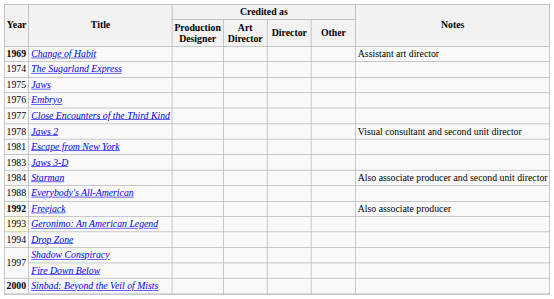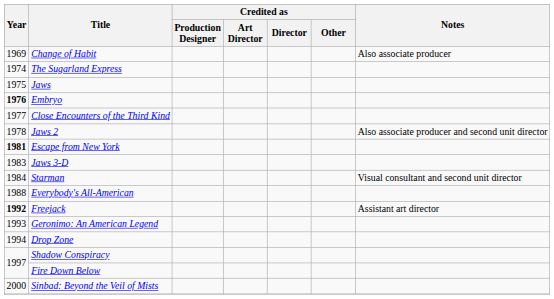(16, 54) bold -> (16, 54) normal
(398, 54) Assistant art director -> (404, 54) Also associate producer
(16, 100) normal -> (16, 100) bold
(440, 131) Visual consultant and second unit director -> (453, 131) Also associate producer and second unit director
(16, 147) normal -> (16, 147) bold
(453, 178) Also associate producer and second unit director -> (440, 178) Visual consultant and second unit director
(404, 208) Also associate producer -> (398, 208) Assistant art director
(16, 224) lightyellow background -> (16, 224) no background
(16, 286) bold -> (16, 286) normal
